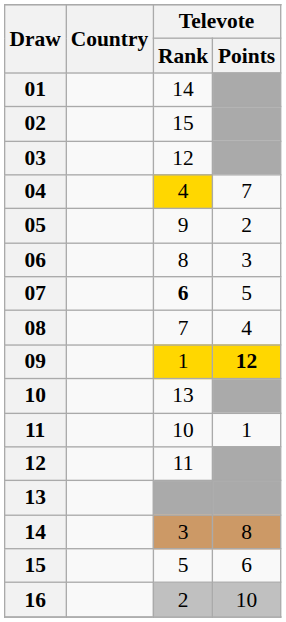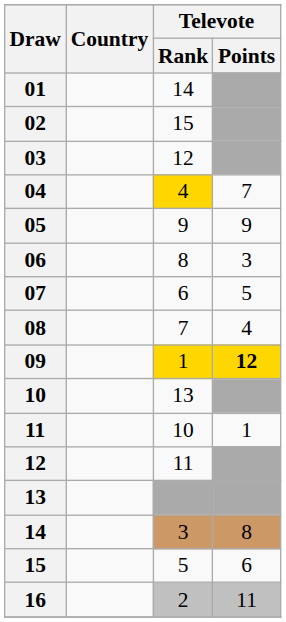(247, 225) 2 -> (247, 225) 9
(183, 293) bold -> (183, 293) normal
(247, 599) 10 -> (247, 599) 11
